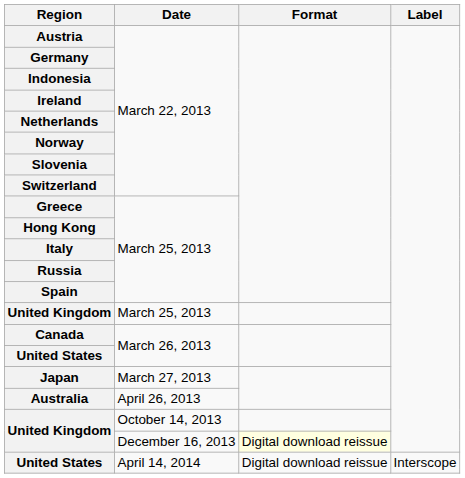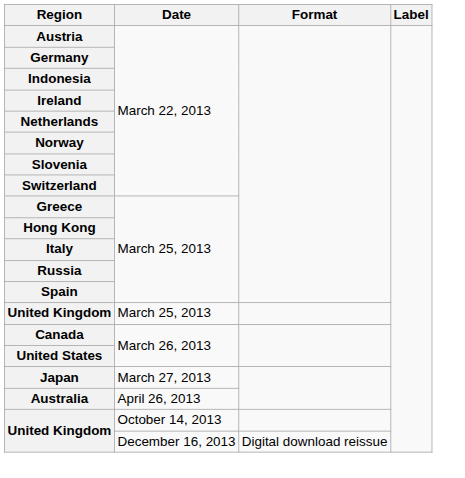(315, 441) lightyellow background -> (315, 441) no background
- row: (59, 462)
